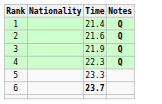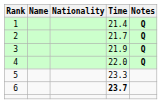+ column: (39, 11)
(95, 37) 21.6 -> (118, 37) 21.7
(95, 62) 22.3 -> (118, 62) 22.0
